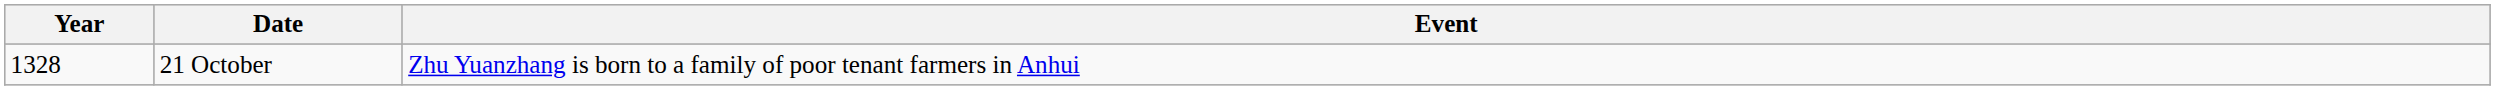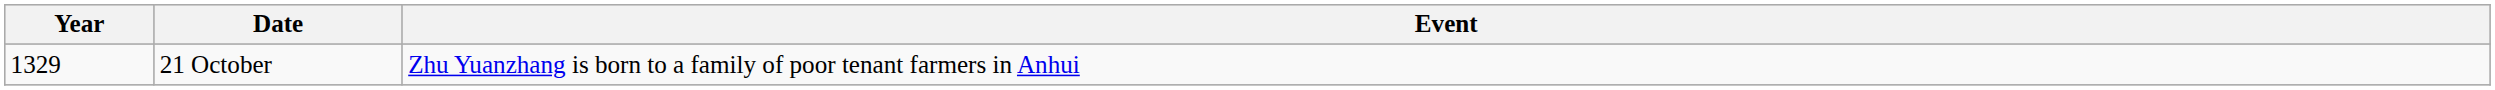(36, 64) 1328 -> (36, 64) 1329
